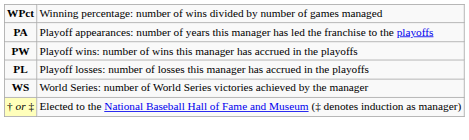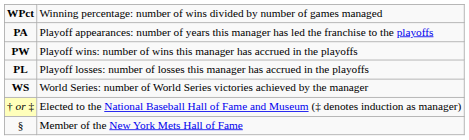+ row: (21, 125)
